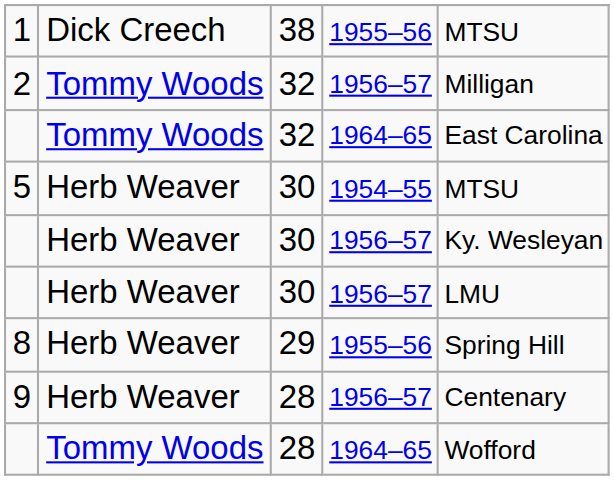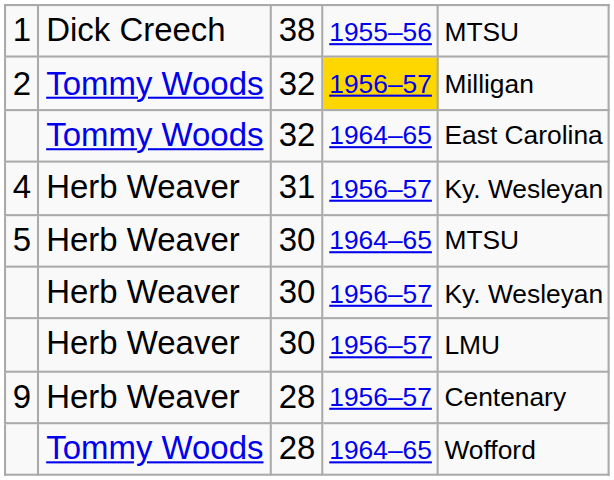(381, 83) no background -> (381, 83) gold background
+ row: (22, 187)
(381, 188) 1954–55 -> (381, 240) 1964–65
- row: (22, 344)
